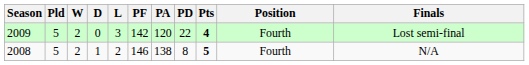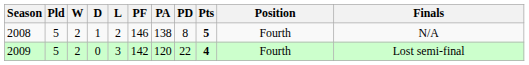rows swapped: (19, 51) <-> (19, 32)
